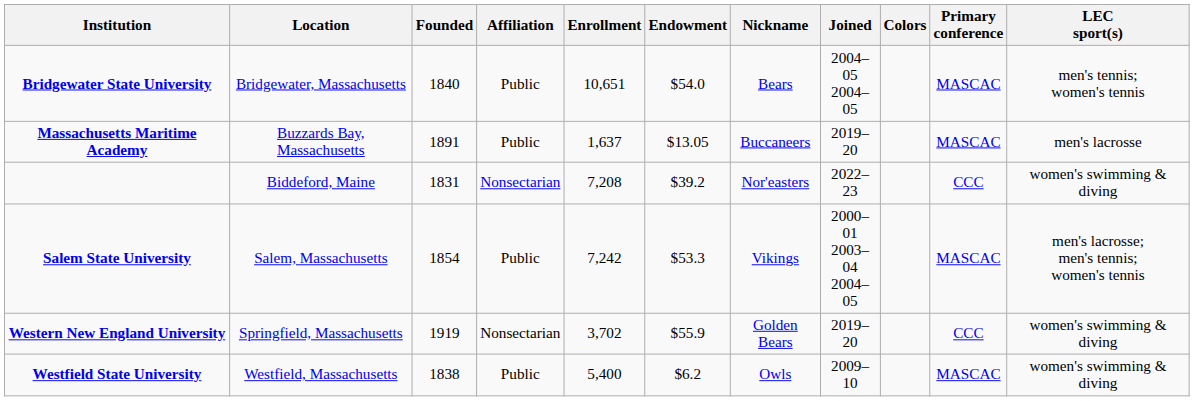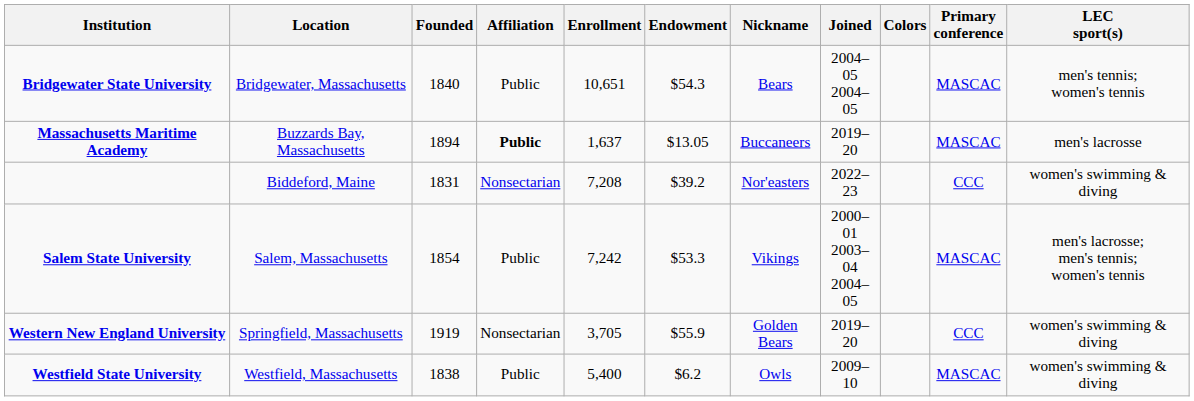(688, 83) $54.0 -> (688, 83) $54.3
(444, 141) 1891 -> (444, 141) 1894
(520, 141) normal -> (520, 141) bold
(604, 333) 3,702 -> (604, 333) 3,705
